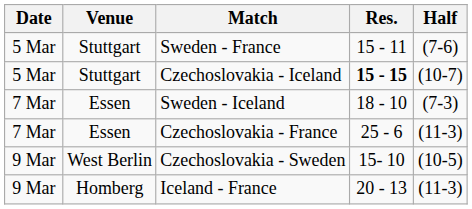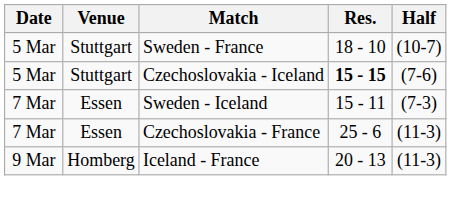(382, 47) 15 - 11 -> (360, 47) 18 - 10
(440, 47) (7-6) -> (419, 47) (10-7)
(440, 75) (10-7) -> (419, 75) (7-6)
(382, 103) 18 - 10 -> (360, 103) 15 - 11
- row: (253, 160)
